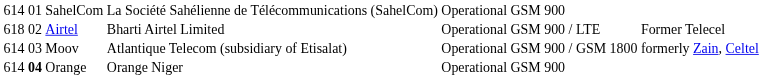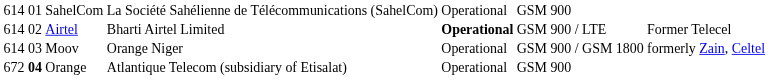(14, 29) 618 -> (14, 29) 614
(474, 29) normal -> (477, 29) bold
(227, 48) Atlantique Telecom (subsidiary of Etisalat) -> (145, 48) Orange Niger
(14, 67) 614 -> (14, 67) 672
(145, 67) Orange Niger -> (227, 67) Atlantique Telecom (subsidiary of Etisalat)
